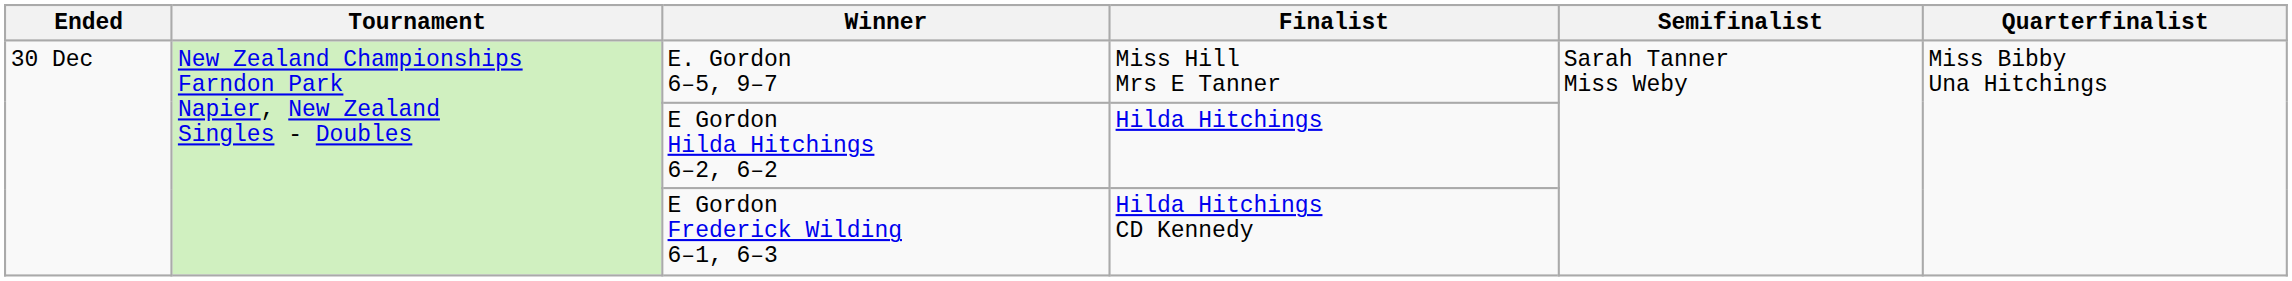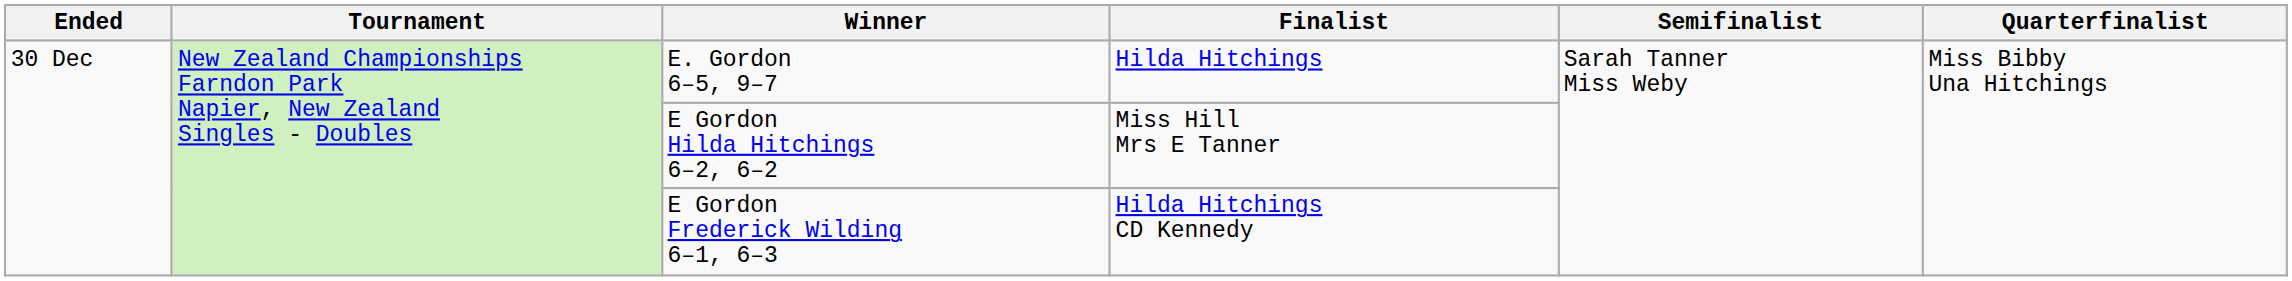(1198, 72) Miss Hill Mrs E Tanner -> (1219, 59) Hilda Hitchings
(1219, 121) Hilda Hitchings -> (1198, 133) Miss Hill Mrs E Tanner
